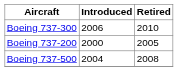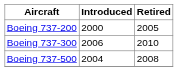rows swapped: (42, 43) <-> (42, 27)
